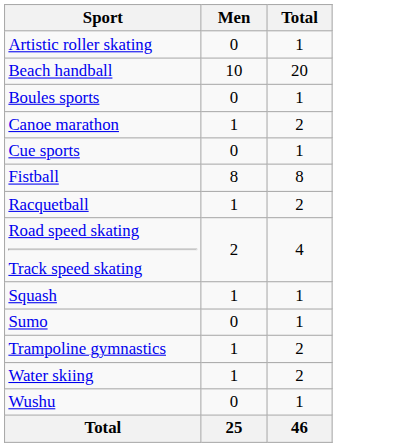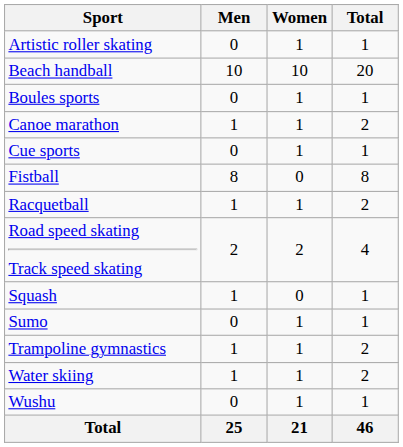+ column: (300, 17)
